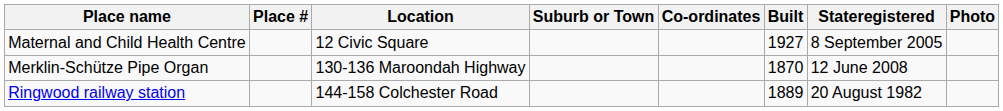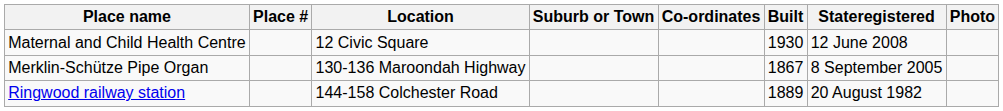(786, 42) 1927 -> (786, 42) 1930
(877, 42) 8 September 2005 -> (859, 42) 12 June 2008
(786, 67) 1870 -> (786, 67) 1867
(859, 67) 12 June 2008 -> (877, 67) 8 September 2005
